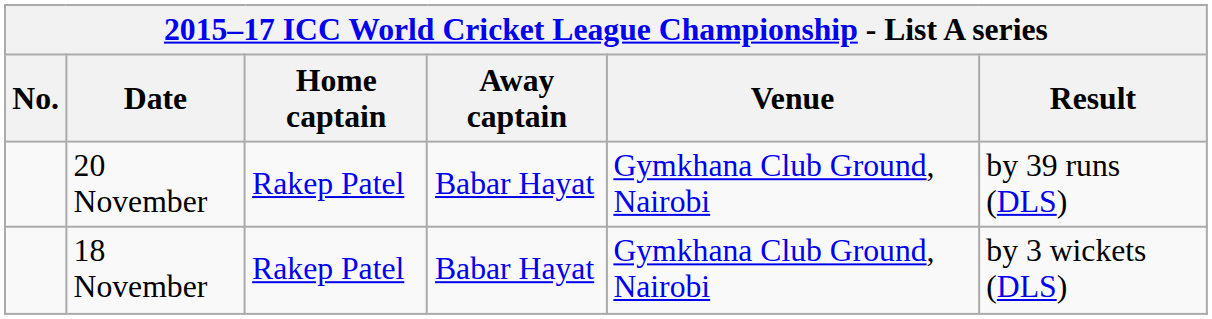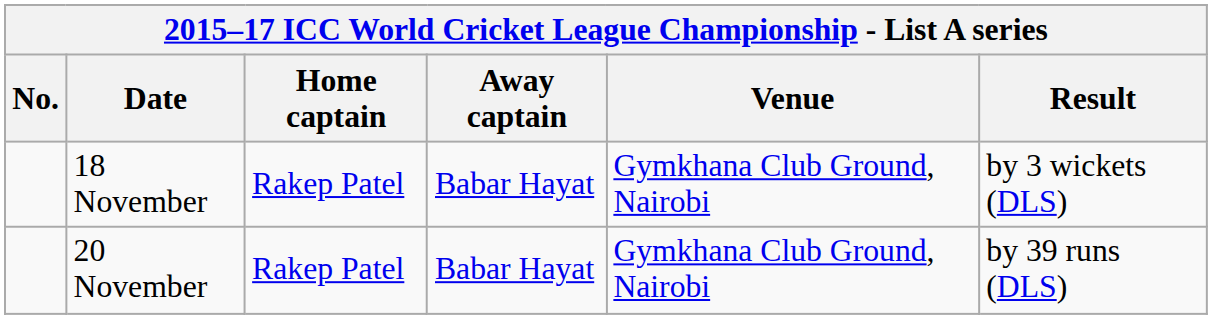rows swapped: (140, 269) <-> (140, 183)
